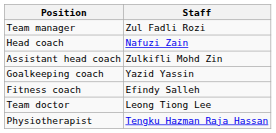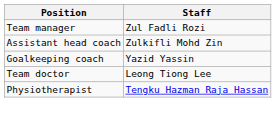- row: (35, 43)
- row: (44, 89)
